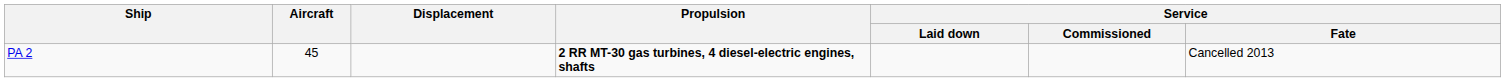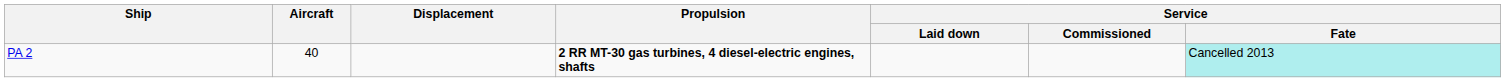(312, 53) 45 -> (312, 53) 40
(1231, 53) no background -> (1231, 53) paleturquoise background
